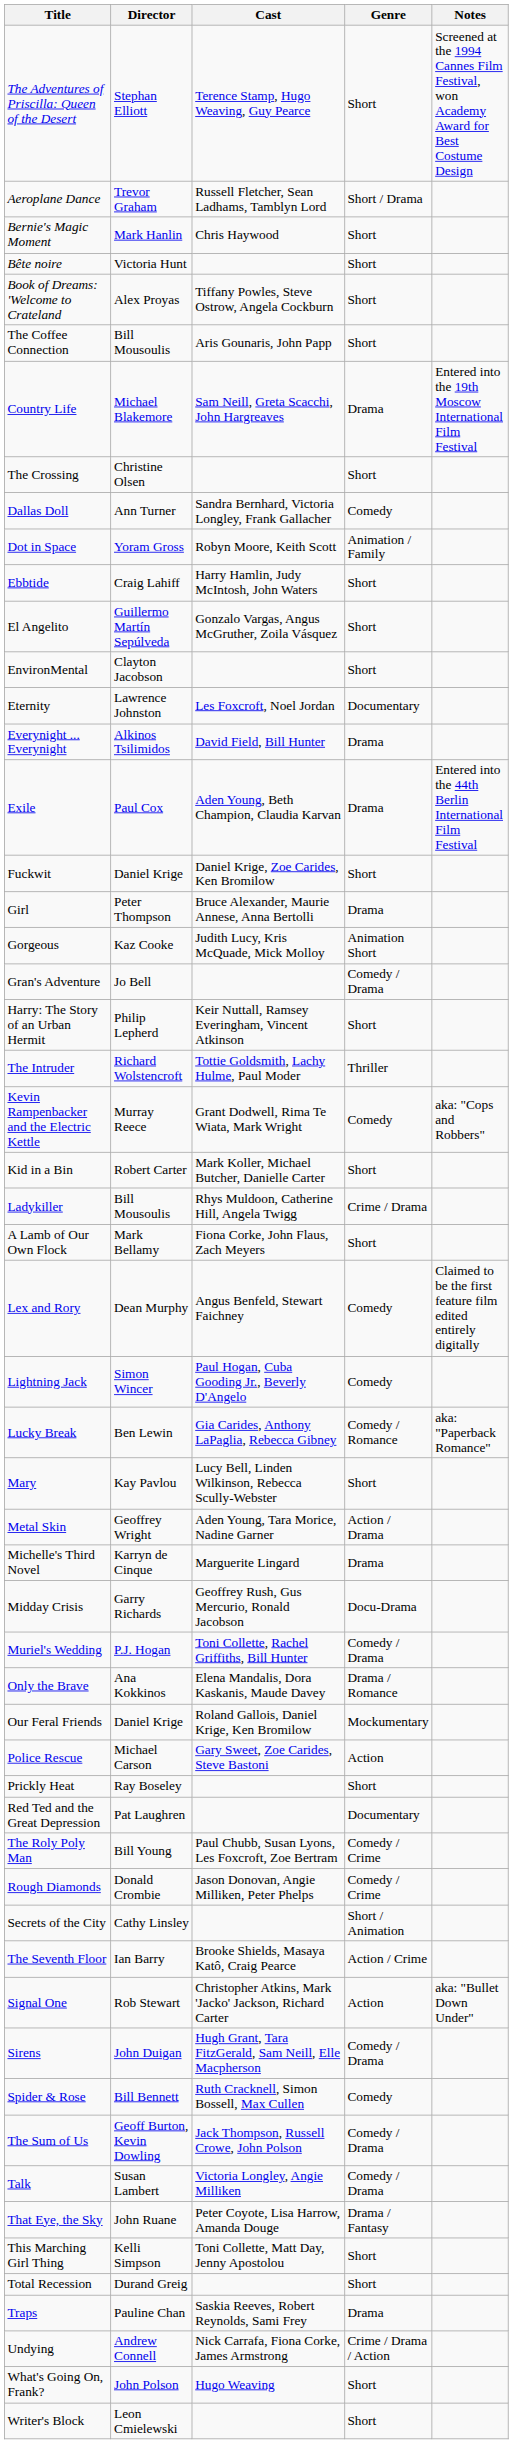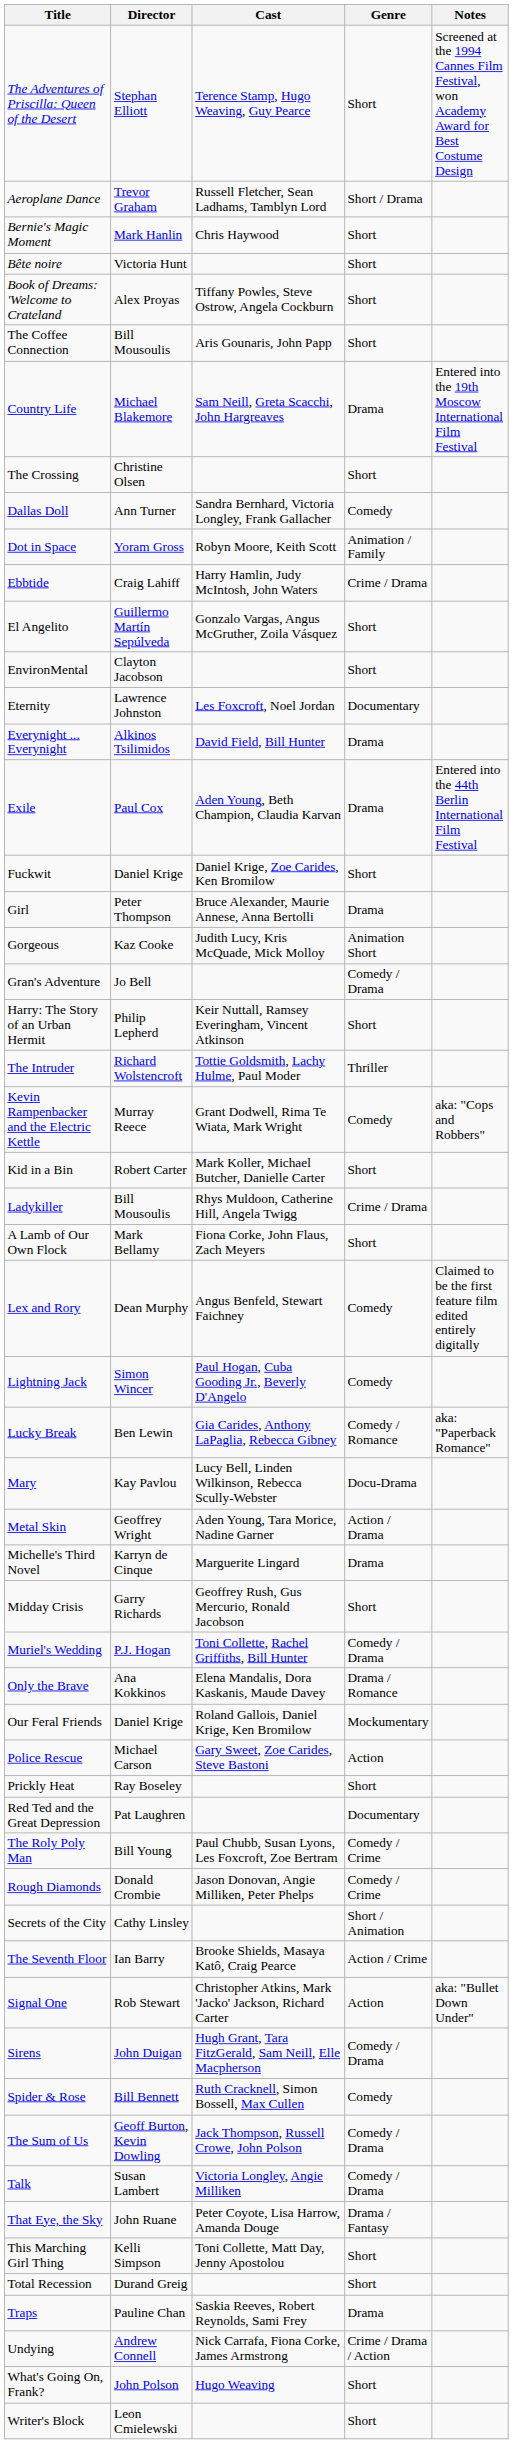(362, 582) Short -> (387, 582) Crime / Drama
(362, 1483) Short -> (382, 1483) Docu-Drama
(382, 1606) Docu-Drama -> (362, 1606) Short
